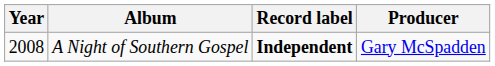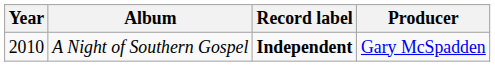(26, 46) 2008 -> (26, 46) 2010
